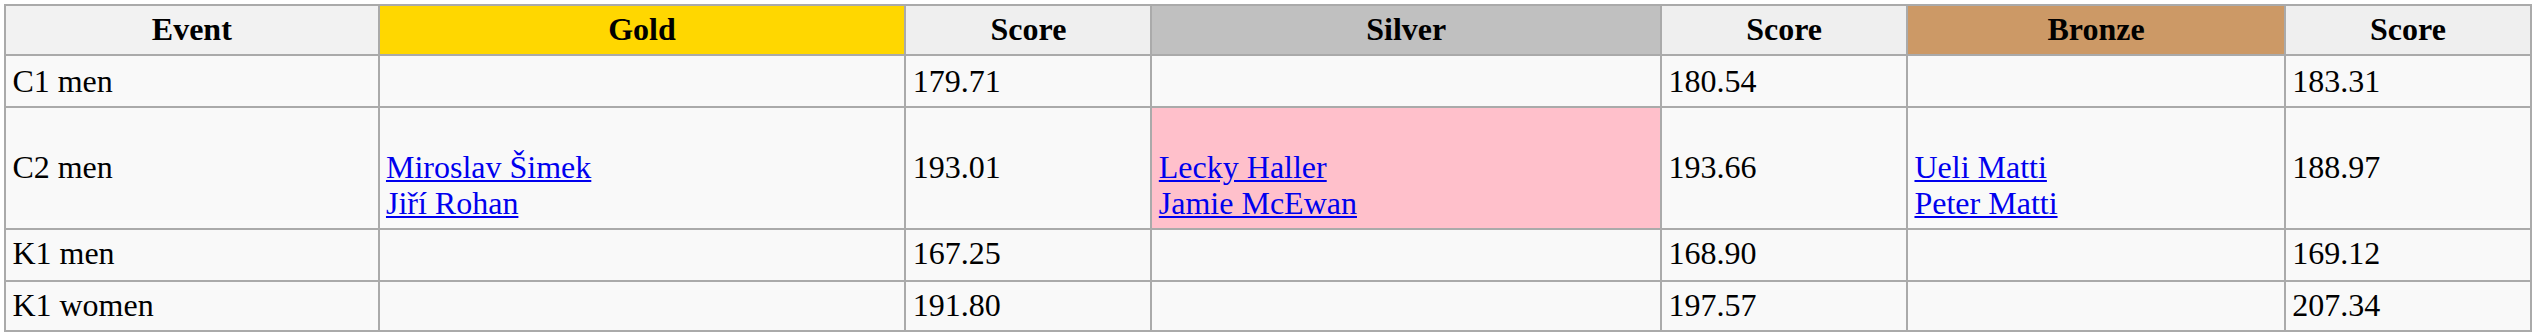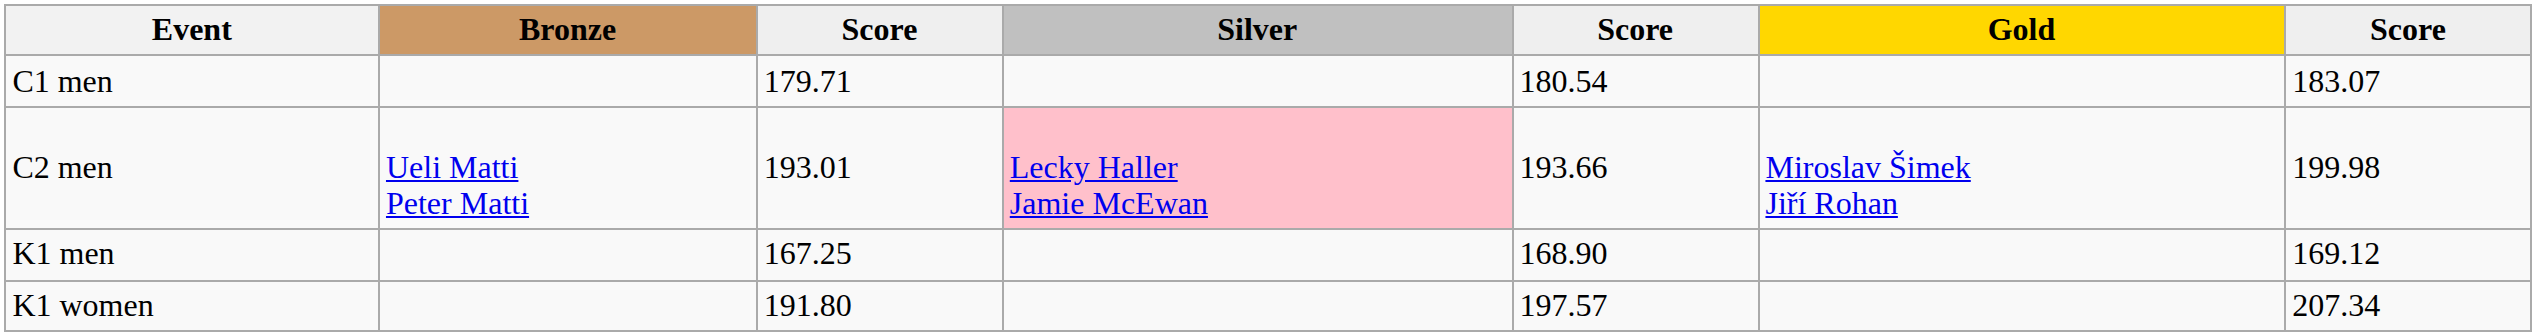columns swapped: (642, 29) <-> (2096, 29)
(2336, 80) 183.31 -> (2336, 80) 183.07
(2336, 167) 188.97 -> (2336, 167) 199.98
